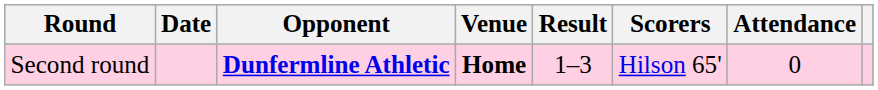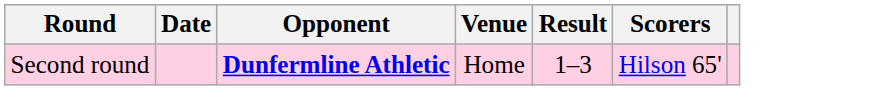- column: (795, 24)
(494, 64) bold -> (494, 64) normal
